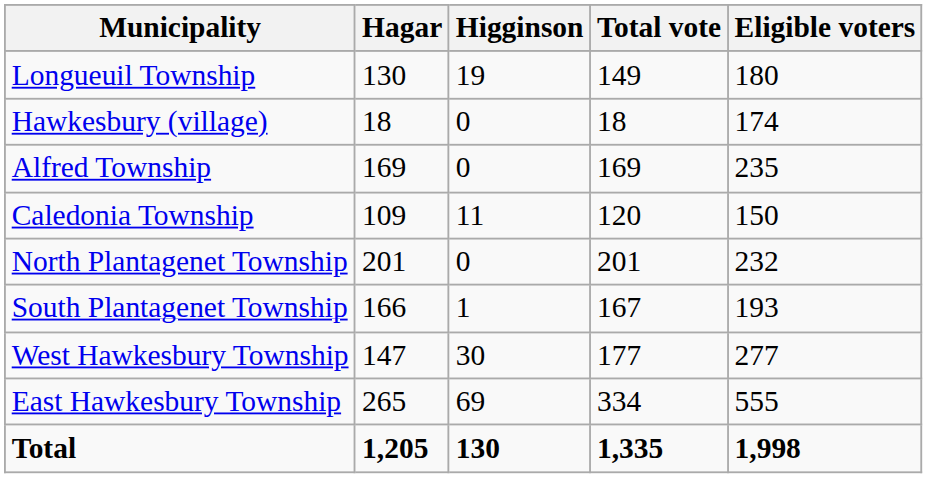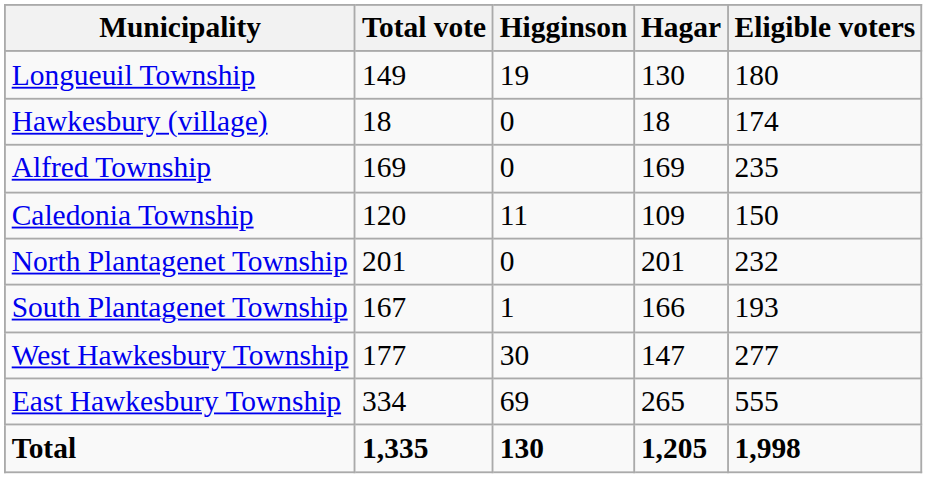columns swapped: (402, 27) <-> (659, 27)
